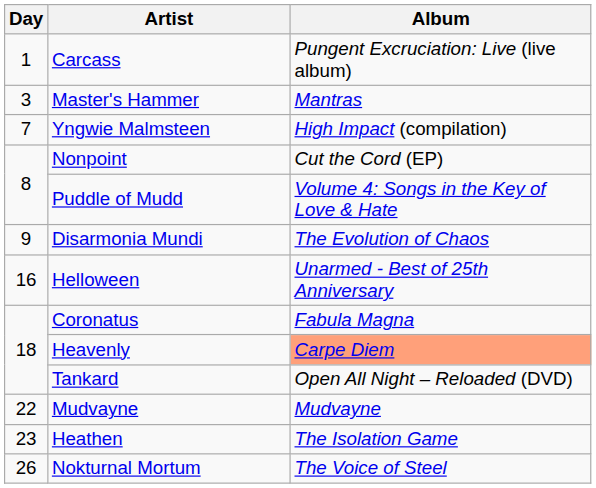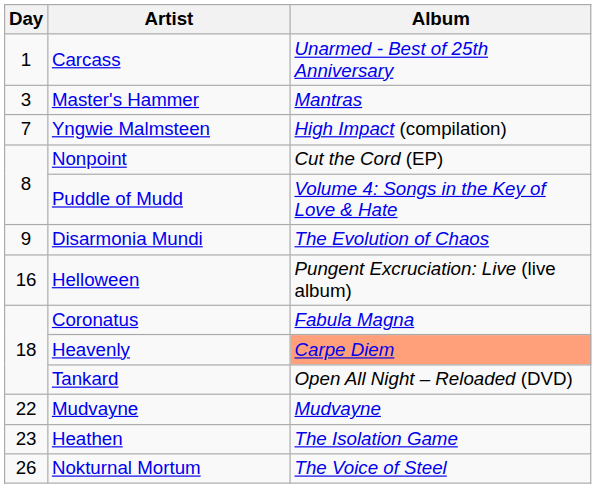(425, 59) Pungent Excruciation: Live (live album) -> (391, 59) Unarmed - Best of 25th Anniversary
(391, 279) Unarmed - Best of 25th Anniversary -> (425, 279) Pungent Excruciation: Live (live album)
